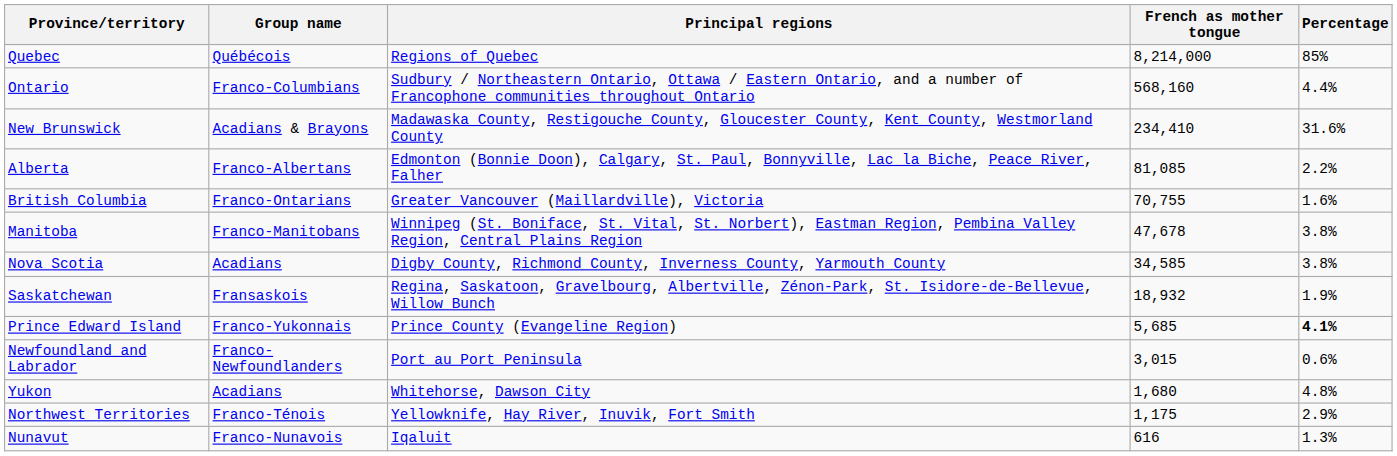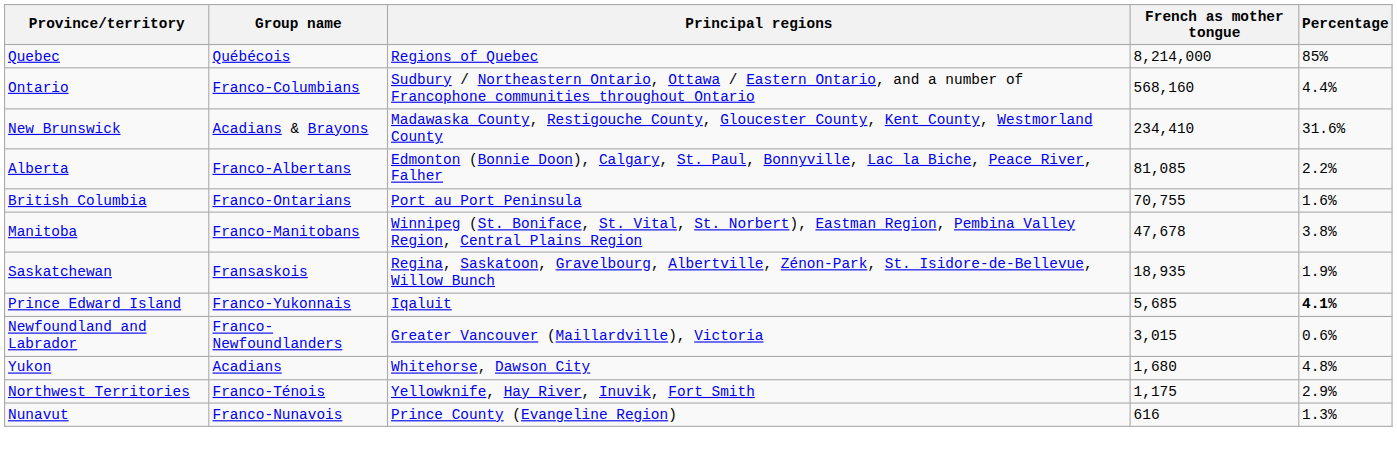(577, 201) Greater Vancouver (Maillardville), Victoria -> (486, 201) Port au Port Peninsula
- row: (56, 264)
(1160, 296) 18,932 -> (1160, 273) 18,935
(534, 328) Prince County (Evangeline Region) -> (421, 304) Iqaluit
(486, 360) Port au Port Peninsula -> (577, 336) Greater Vancouver (Maillardville), Victoria
(421, 439) Iqaluit -> (534, 415) Prince County (Evangeline Region)
